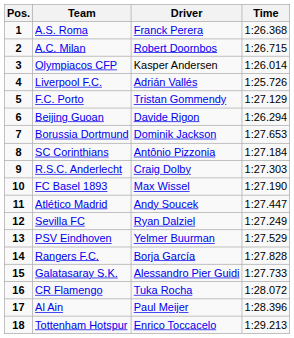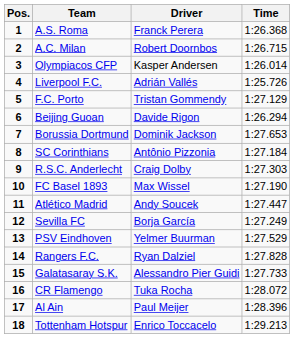(164, 221) Ryan Dalziel -> (164, 221) Borja García
(164, 256) Borja García -> (164, 256) Ryan Dalziel
